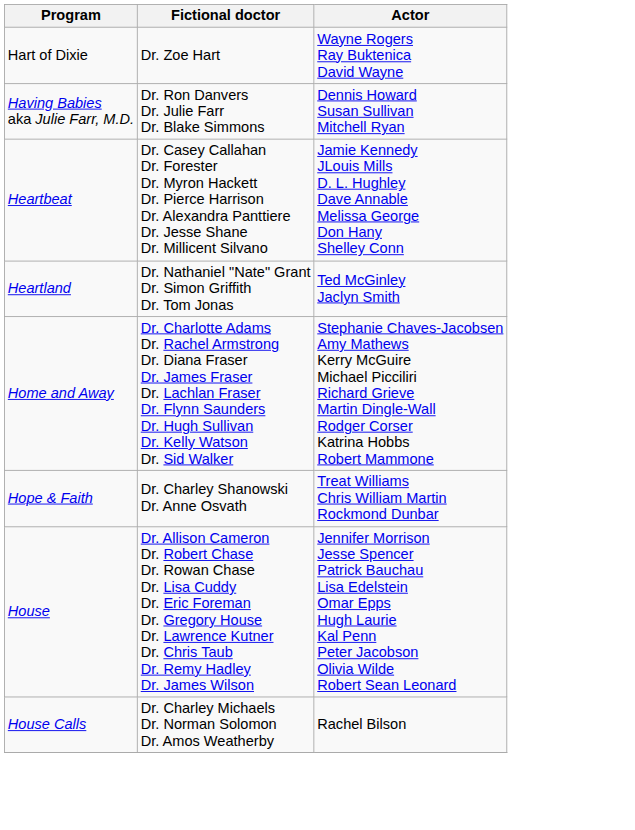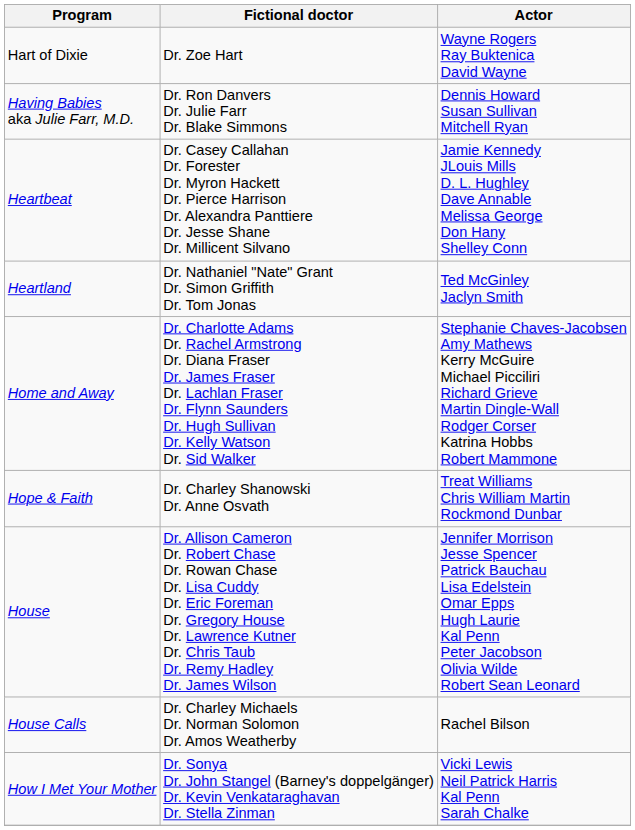+ row: (82, 788)
